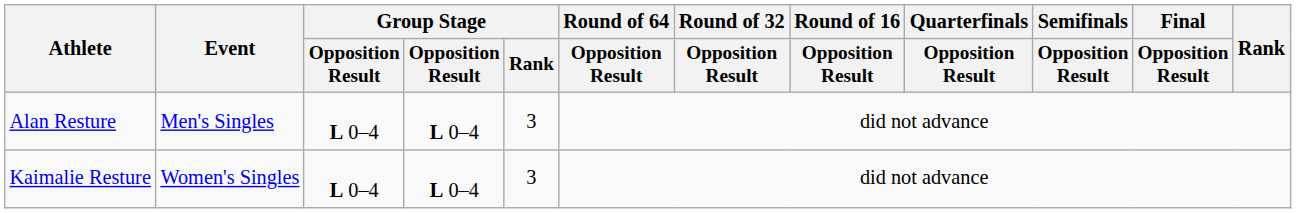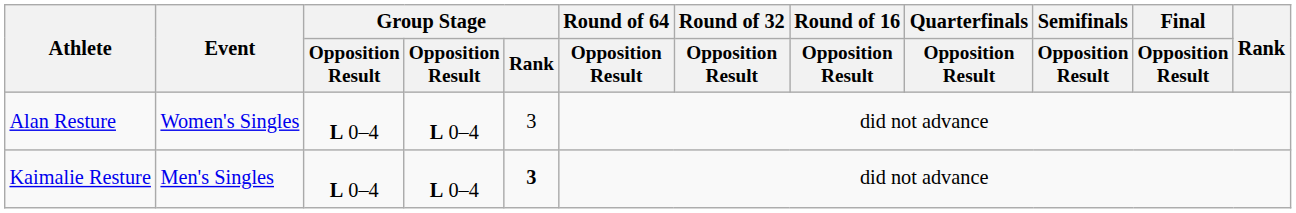(217, 121) Men's Singles -> (230, 121) Women's Singles
(230, 178) Women's Singles -> (217, 178) Men's Singles
(531, 178) normal -> (531, 178) bold
